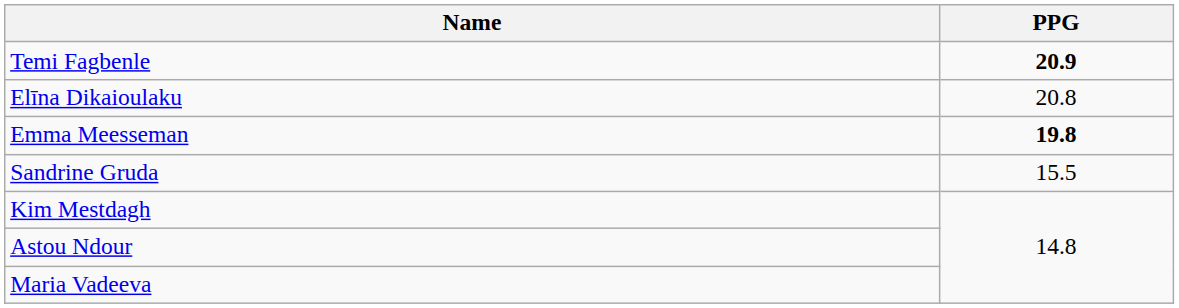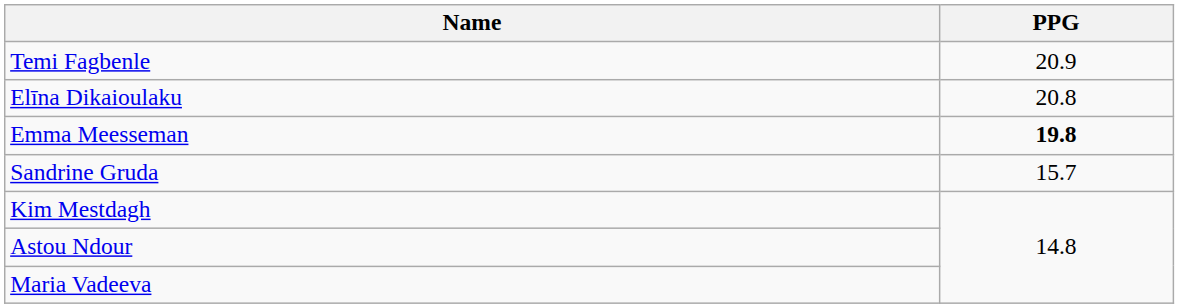(1056, 60) bold -> (1056, 60) normal
(1056, 172) 15.5 -> (1056, 172) 15.7
